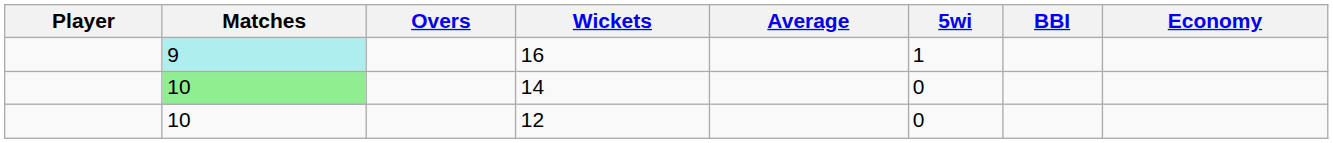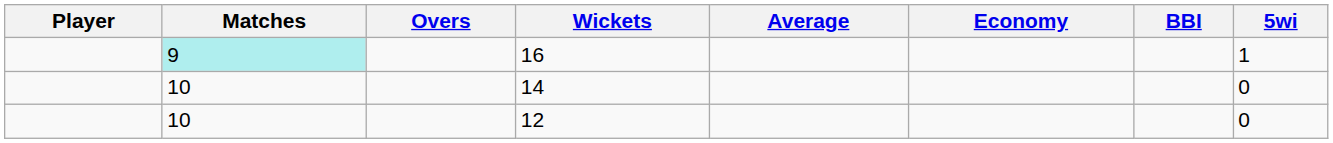columns swapped: (1215, 21) <-> (955, 21)
(179, 87) lightgreen background -> (179, 87) no background
